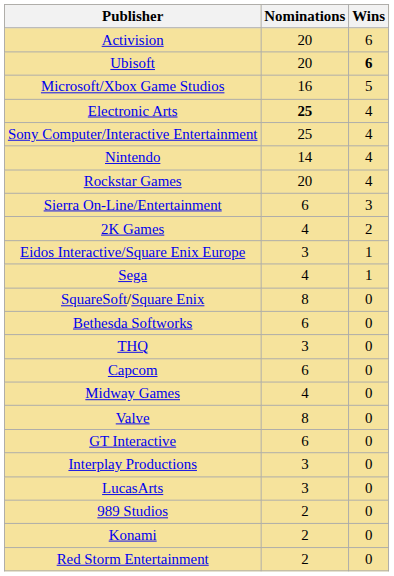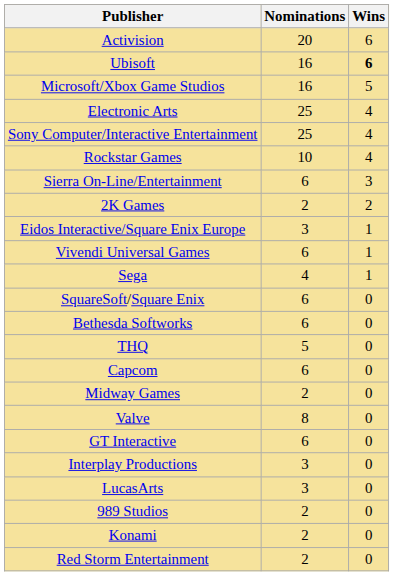(305, 63) 20 -> (305, 63) 16
(305, 110) bold -> (305, 110) normal
- row: (133, 157)
(305, 181) 20 -> (305, 157) 10
(305, 228) 4 -> (305, 205) 2
+ row: (133, 252)
(305, 299) 8 -> (305, 299) 6
(305, 346) 3 -> (305, 346) 5
(305, 393) 4 -> (305, 393) 2
